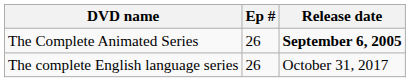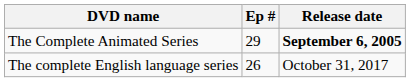(253, 40) 26 -> (253, 40) 29
